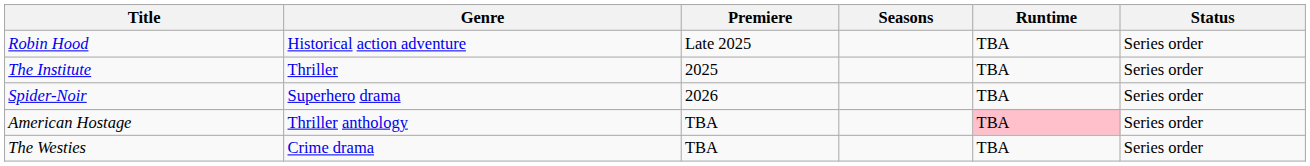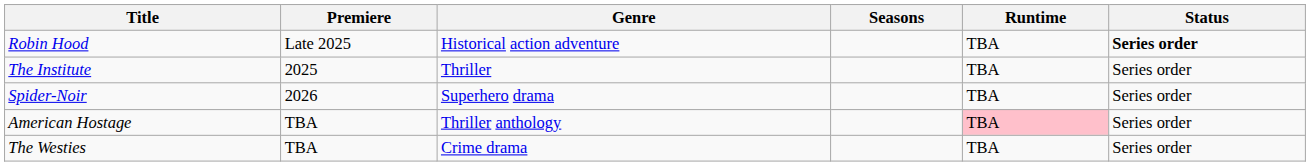columns swapped: (482, 17) <-> (760, 17)
(1163, 43) normal -> (1155, 43) bold
